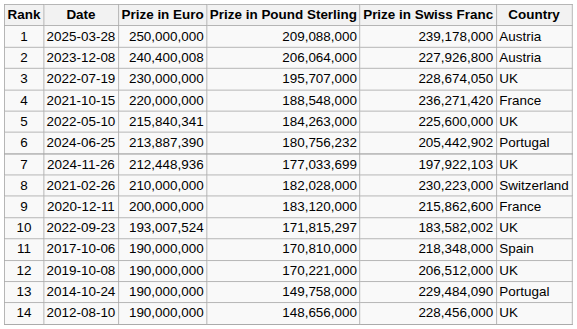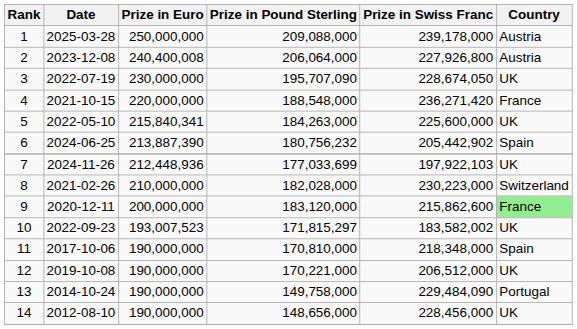(320, 79) 195,707,000 -> (320, 79) 195,707,090
(524, 143) Portugal -> (517, 143) Spain
(520, 206) no background -> (520, 206) lightgreen background
(166, 228) 193,007,524 -> (166, 228) 193,007,523
